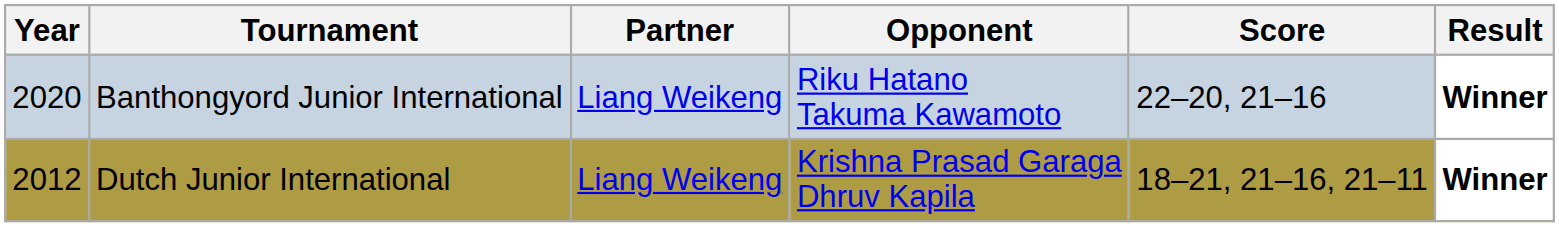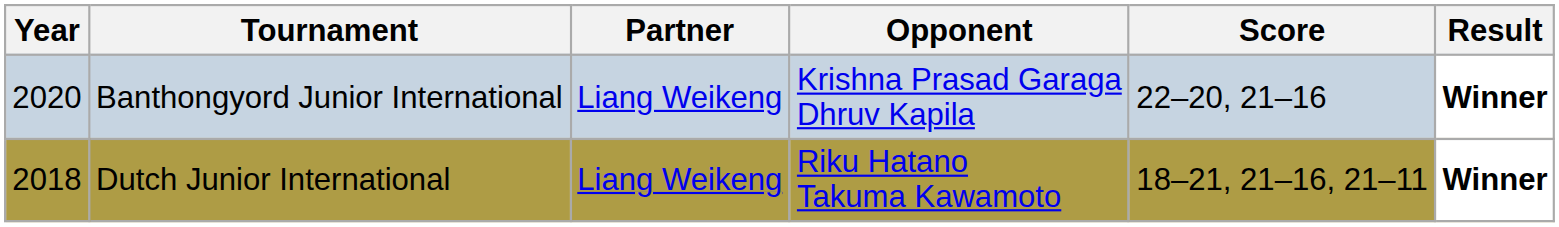(929, 96) Riku Hatano Takuma Kawamoto -> (959, 96) Krishna Prasad Garaga Dhruv Kapila
(47, 180) 2012 -> (47, 180) 2018
(959, 180) Krishna Prasad Garaga Dhruv Kapila -> (929, 180) Riku Hatano Takuma Kawamoto
